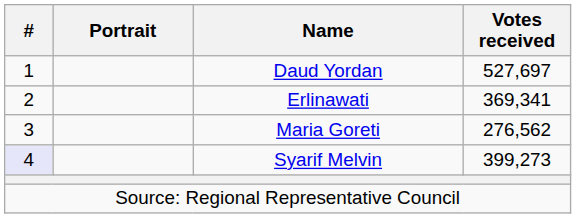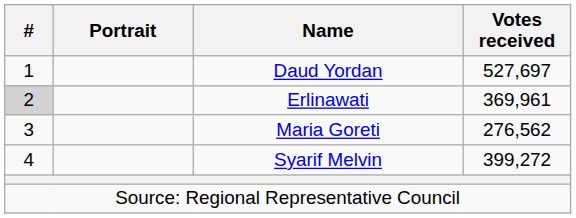(29, 101) no background -> (29, 101) lightgrey background
(517, 101) 369,341 -> (517, 101) 369,961
(29, 160) lavender background -> (29, 160) no background
(517, 160) 399,273 -> (517, 160) 399,272
